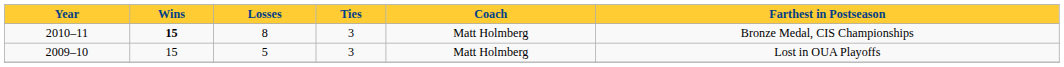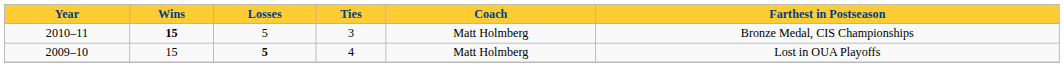(265, 33) 8 -> (265, 33) 5
(265, 52) normal -> (265, 52) bold
(351, 52) 3 -> (351, 52) 4
